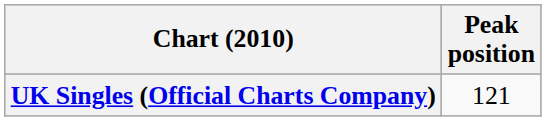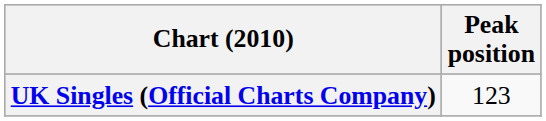(491, 94) 121 -> (491, 94) 123
